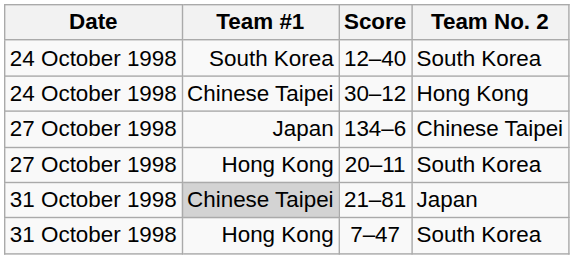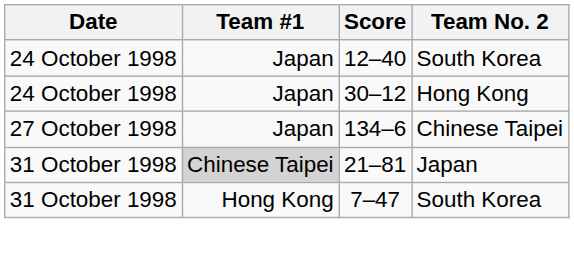(271, 57) South Korea -> (303, 57) Japan
(260, 93) Chinese Taipei -> (303, 93) Japan
- row: (375, 164)
